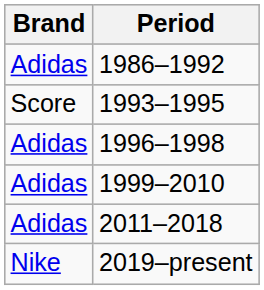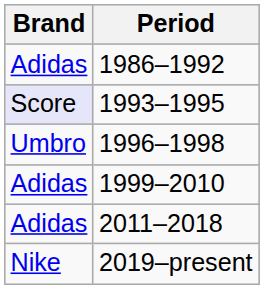(43, 104) no background -> (43, 104) lavender background
(49, 143) Adidas -> (48, 143) Umbro
